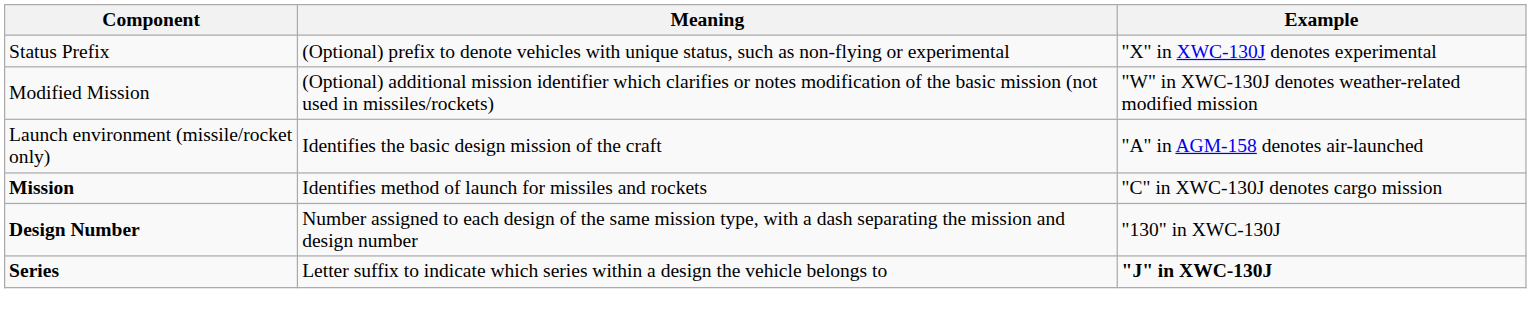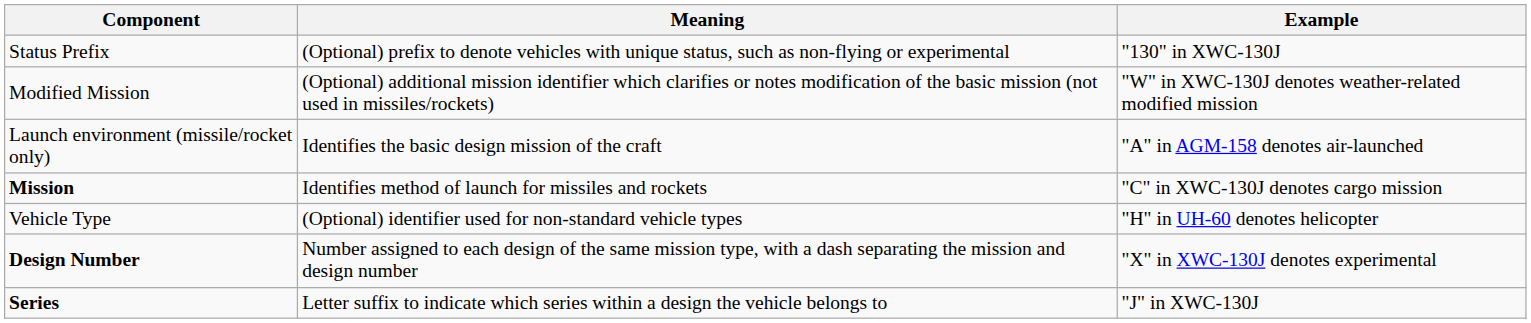(1279, 50) "X" in XWC-130J denotes experimental -> (1201, 50) "130" in XWC-130J
+ row: (60, 218)
(1201, 229) "130" in XWC-130J -> (1279, 260) "X" in XWC-130J denotes experimental
(1197, 271) bold -> (1190, 302) normal
